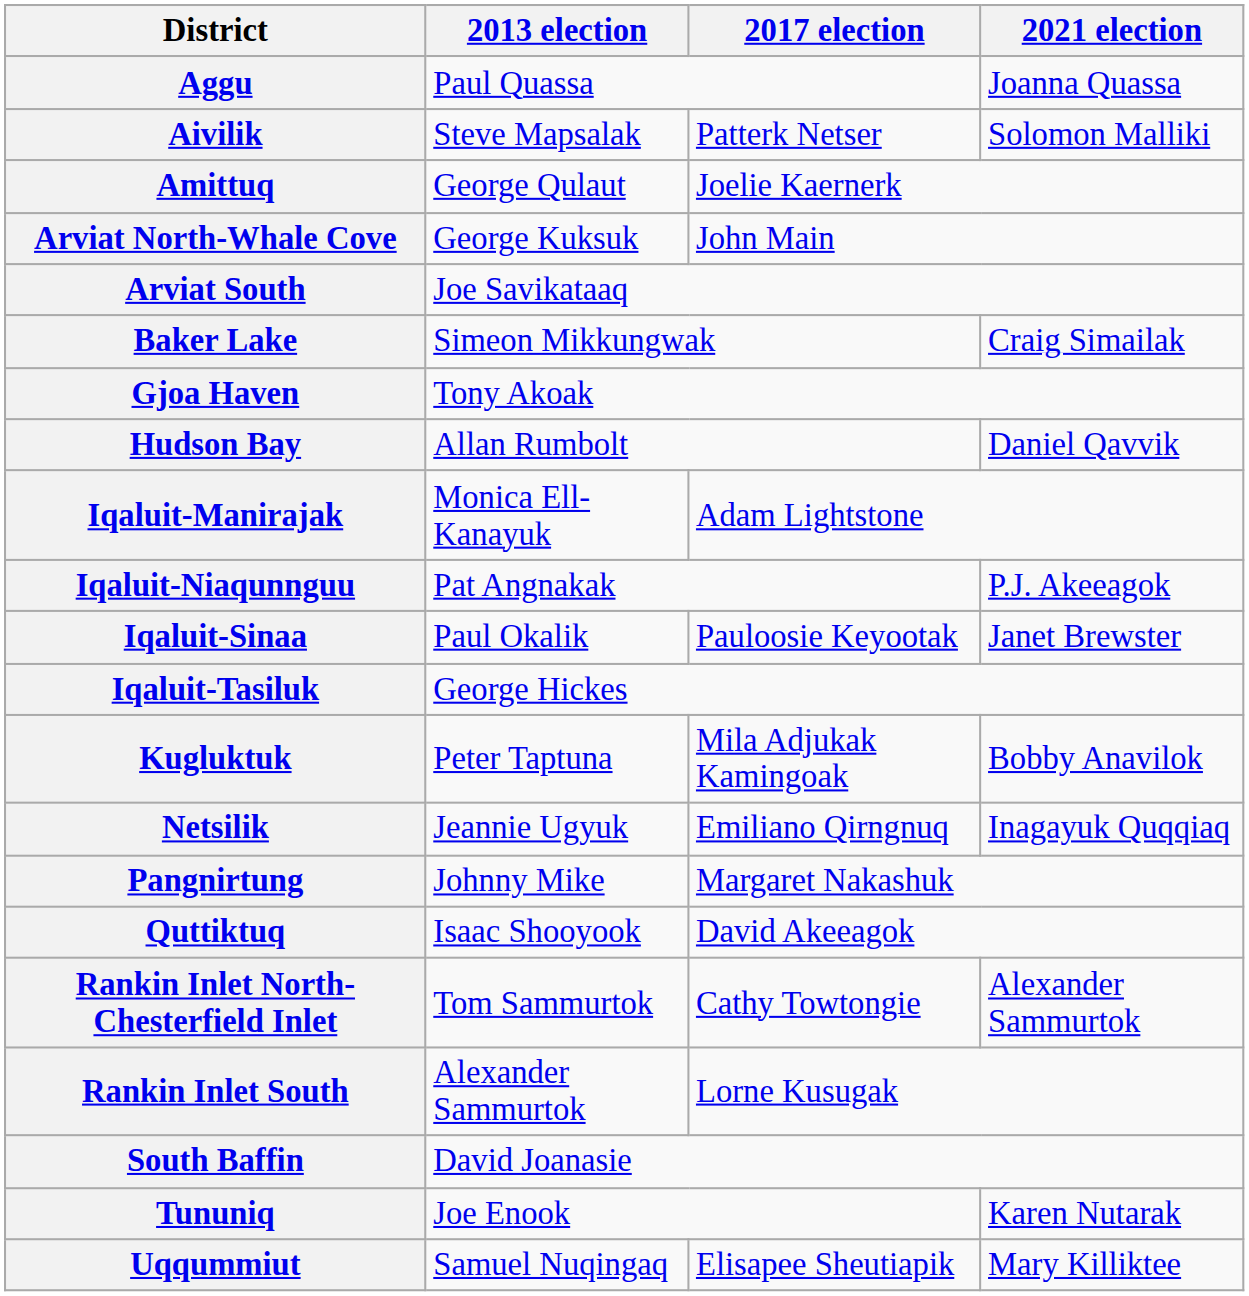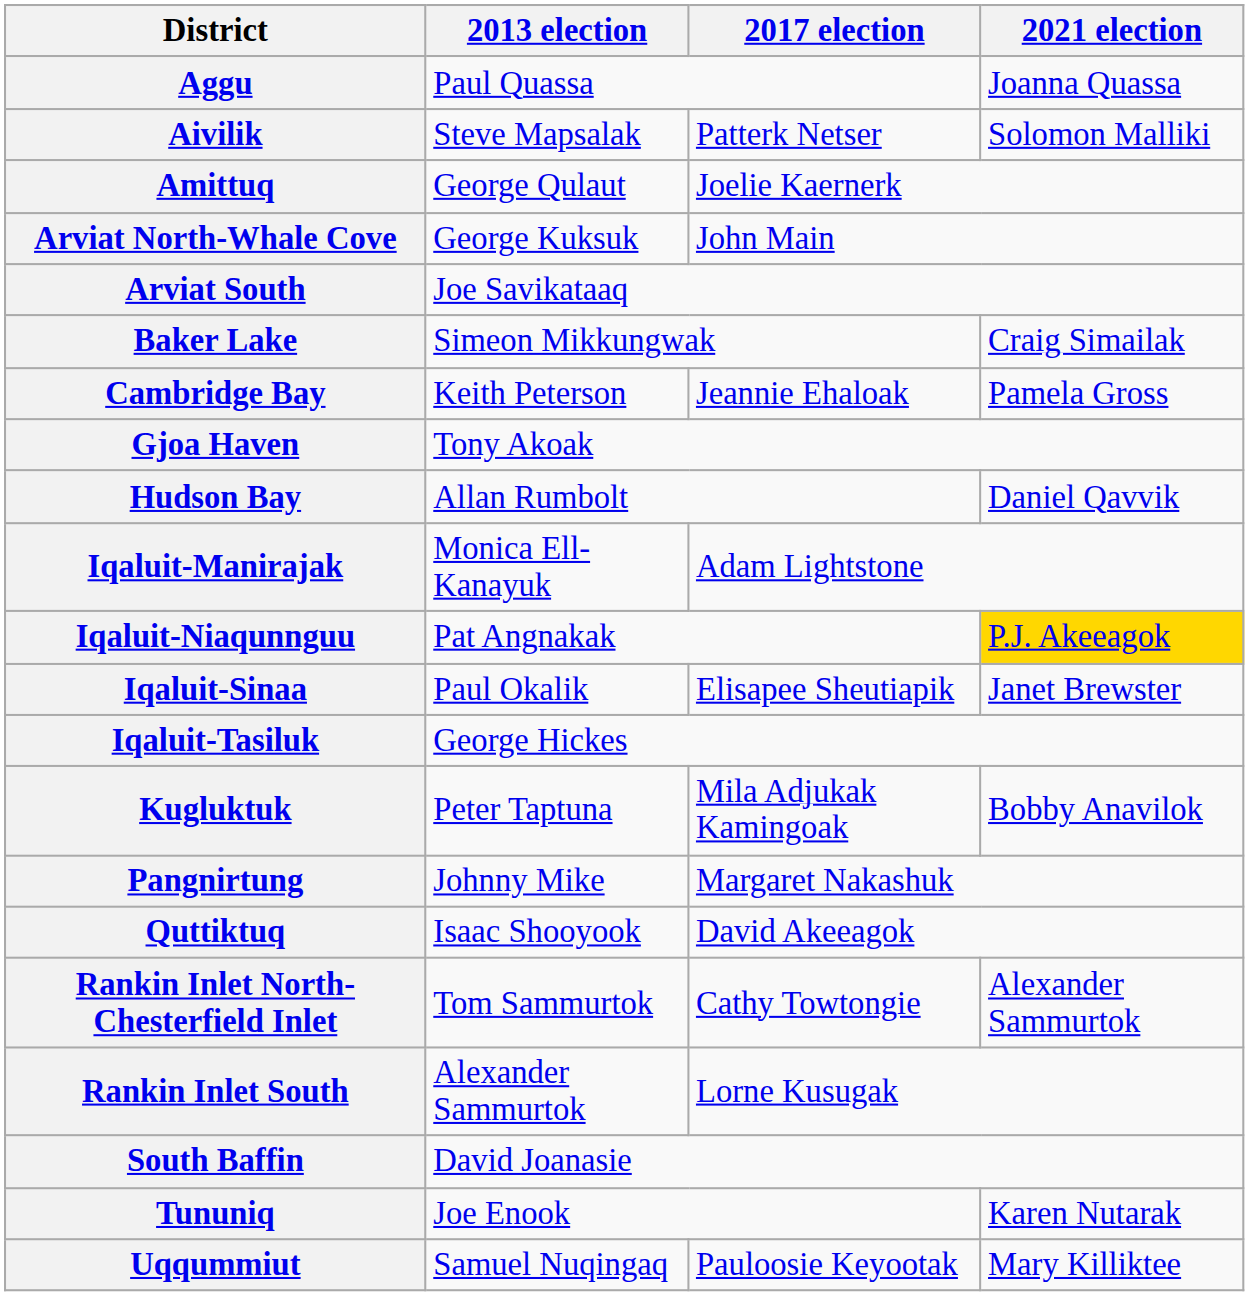+ row: (215, 392)
(1079, 584) no background -> (1079, 636) gold background
(827, 636) Pauloosie Keyootak -> (825, 688) Elisapee Sheutiapik
- row: (215, 828)
(825, 1264) Elisapee Sheutiapik -> (827, 1264) Pauloosie Keyootak
